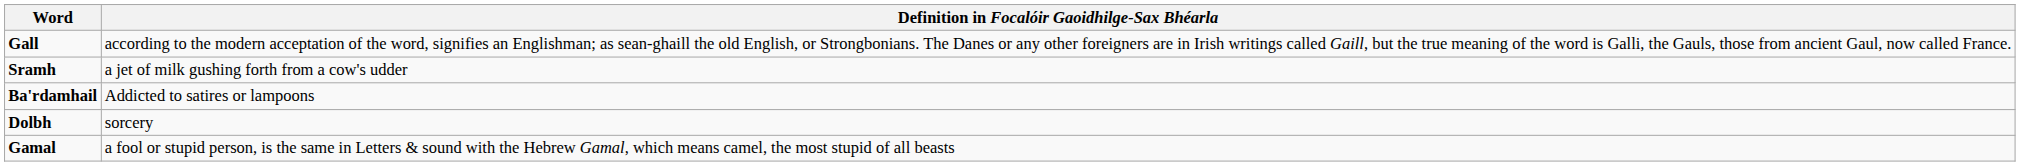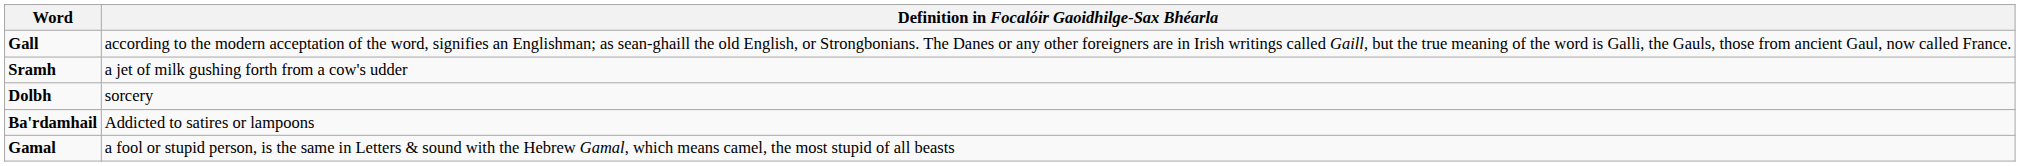rows swapped: (30, 122) <-> (53, 95)
